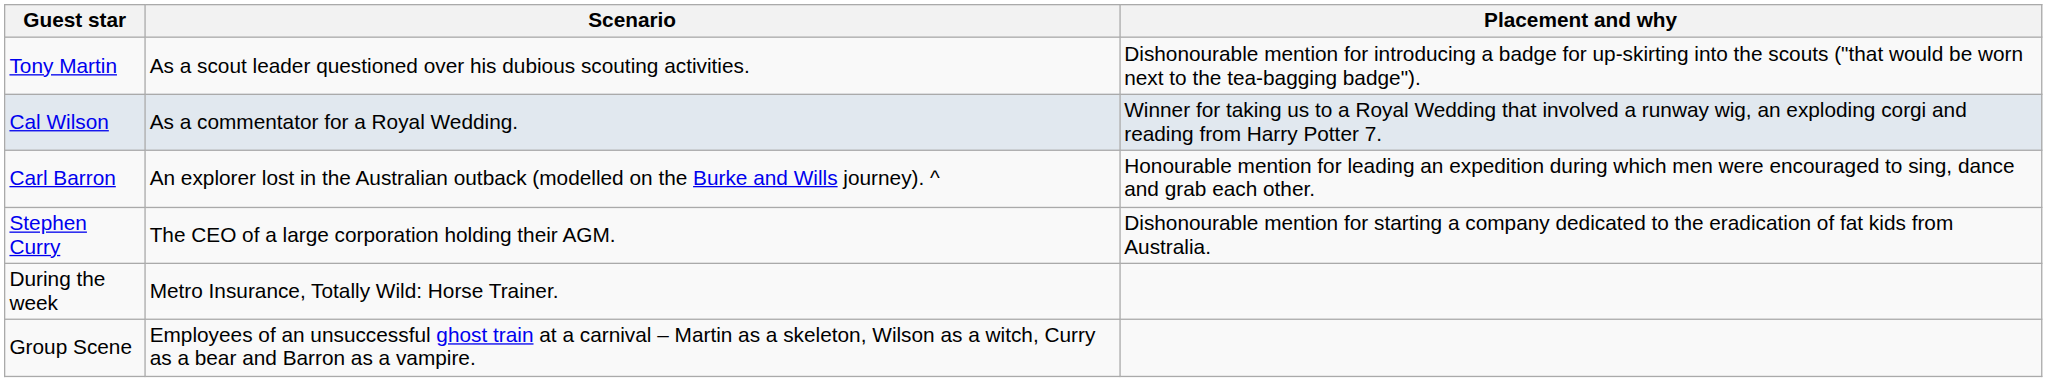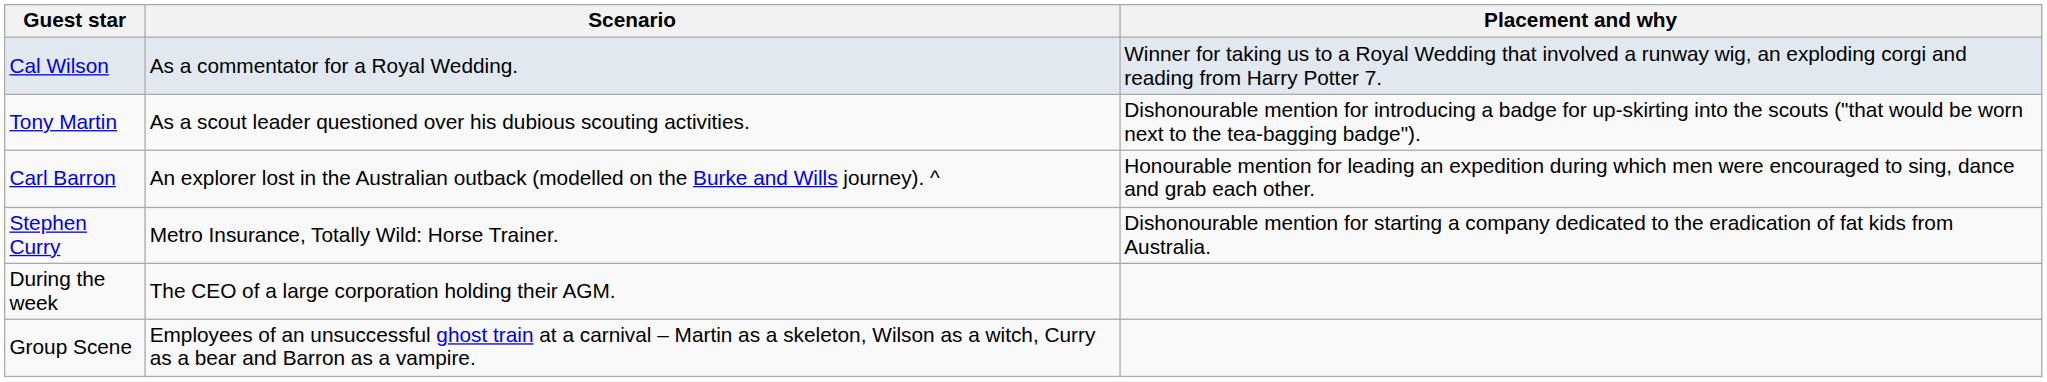rows swapped: (63, 65) <-> (59, 122)
(383, 234) The CEO of a large corporation holding their AGM. -> (354, 234) Metro Insurance, Totally Wild: Horse Trainer.
(354, 291) Metro Insurance, Totally Wild: Horse Trainer. -> (383, 291) The CEO of a large corporation holding their AGM.
